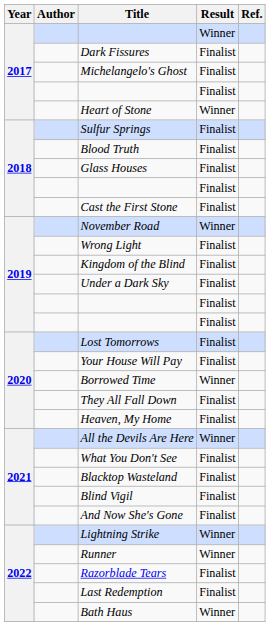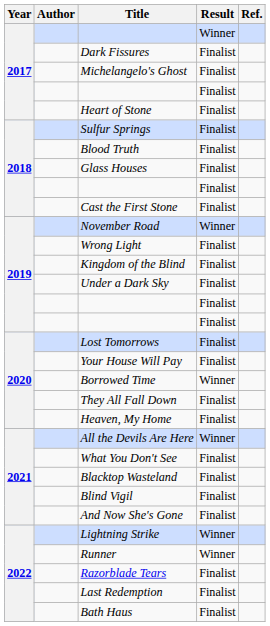(217, 110) Winner -> (217, 110) Finalist
(217, 611) Winner -> (217, 611) Finalist
